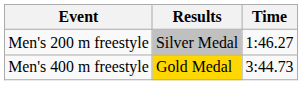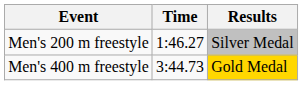columns swapped: (197, 17) <-> (270, 17)
